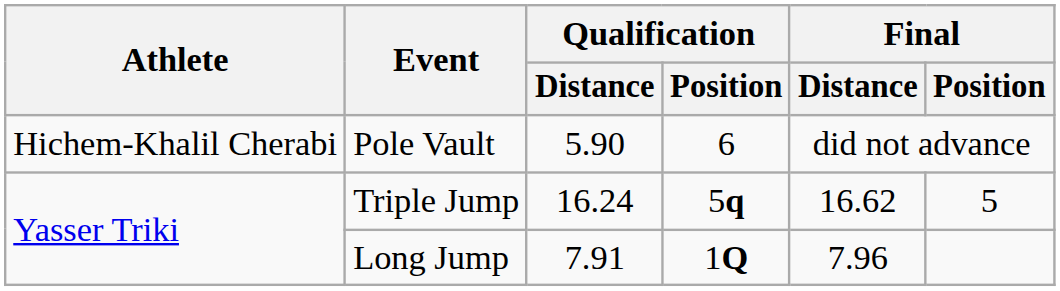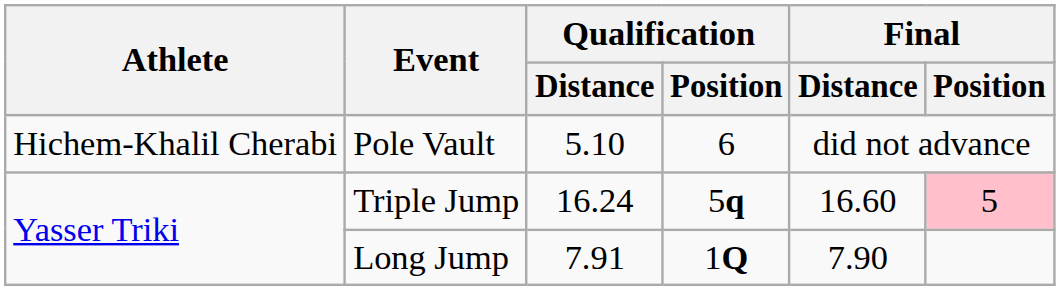(595, 143) 5.90 -> (595, 143) 5.10
(858, 200) 16.62 -> (858, 200) 16.60
(989, 200) no background -> (989, 200) pink background
(858, 257) 7.96 -> (858, 257) 7.90
